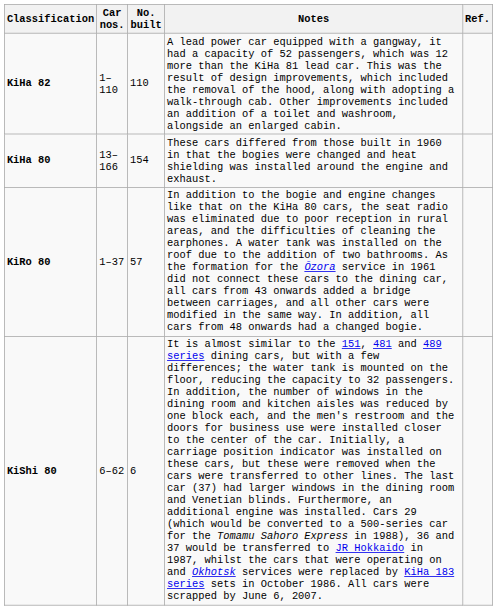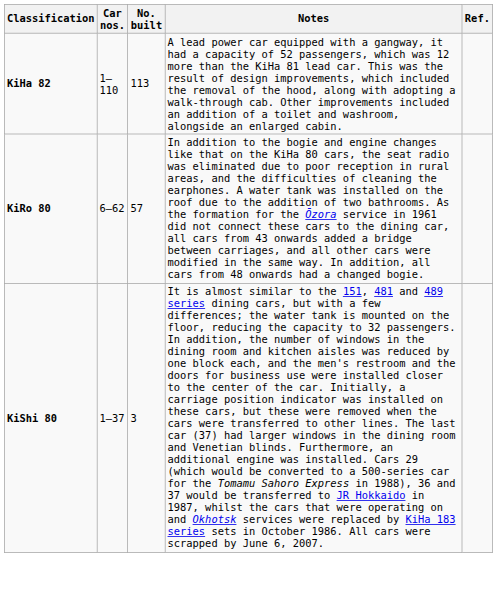(139, 84) 110 -> (140, 84) 113
- row: (29, 161)
(112, 262) 1–37 -> (112, 209) 6–62
(112, 471) 6–62 -> (112, 418) 1–37
(133, 471) 6 -> (134, 418) 3
